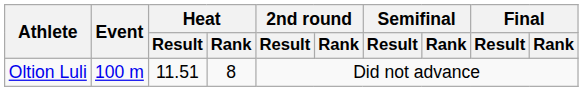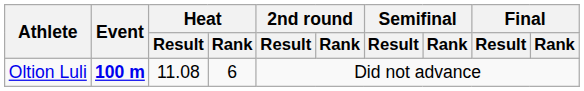(119, 73) normal -> (120, 73) bold
(177, 73) 11.51 -> (178, 73) 11.08
(231, 73) 8 -> (232, 73) 6
